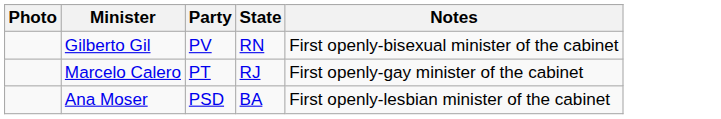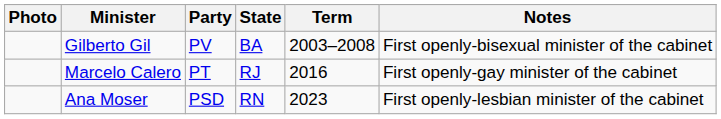+ column: (332, 18)
(252, 45) RN -> (251, 45) BA
(251, 99) BA -> (252, 99) RN
